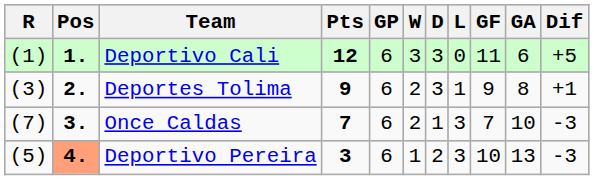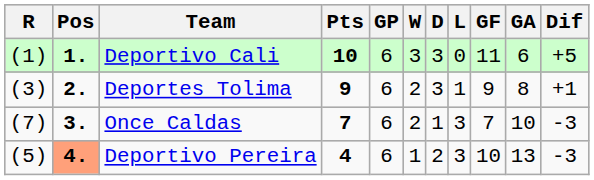(345, 56) 12 -> (345, 56) 10
(345, 157) 3 -> (345, 157) 4
